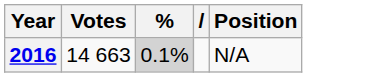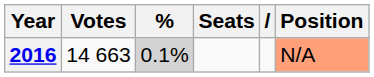+ column: (227, 21)
(232, 54) no background -> (298, 54) lightsalmon background
